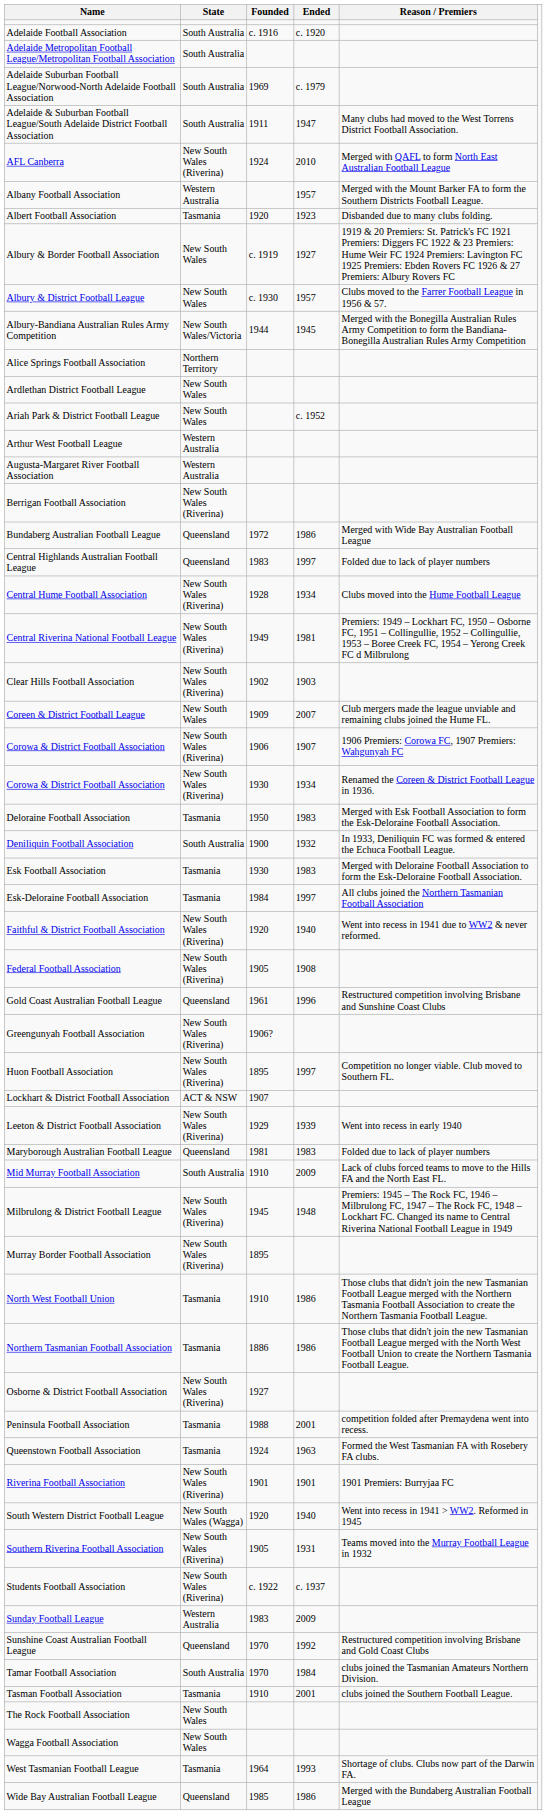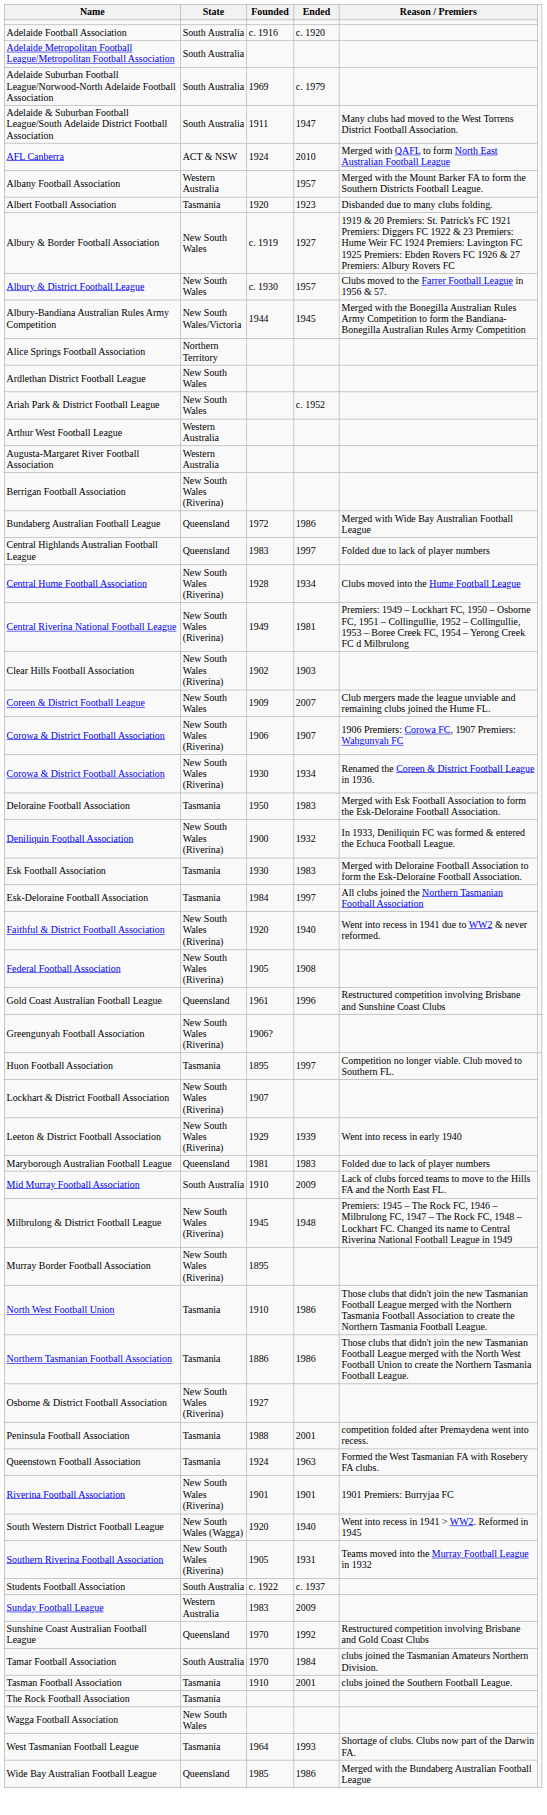(205, 162) New South Wales (Riverina) -> (210, 156) ACT & NSW
(213, 844) South Australia -> (205, 838) New South Wales (Riverina)
(205, 1071) New South Wales (Riverina) -> (202, 1066) Tasmania
(210, 1098) ACT & NSW -> (205, 1098) New South Wales (Riverina)
(205, 1586) New South Wales (Riverina) -> (213, 1586) South Australia
(205, 1715) New South Wales -> (202, 1698) Tasmania
